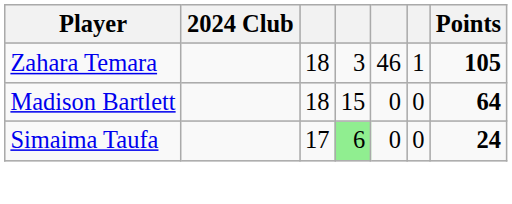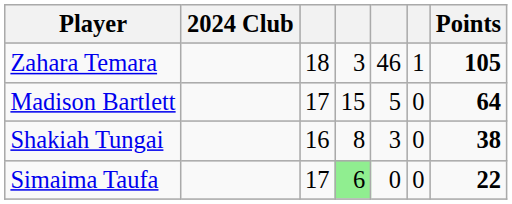(317, 101) 18 -> (317, 101) 17
(395, 101) 0 -> (395, 101) 5
+ row: (87, 140)
(489, 140) 24 -> (489, 179) 22
